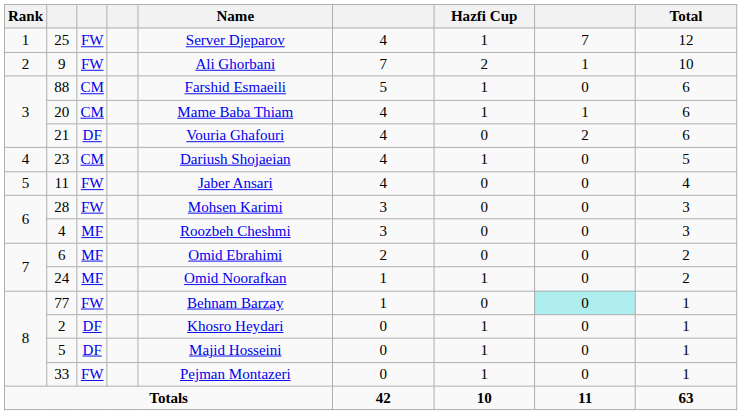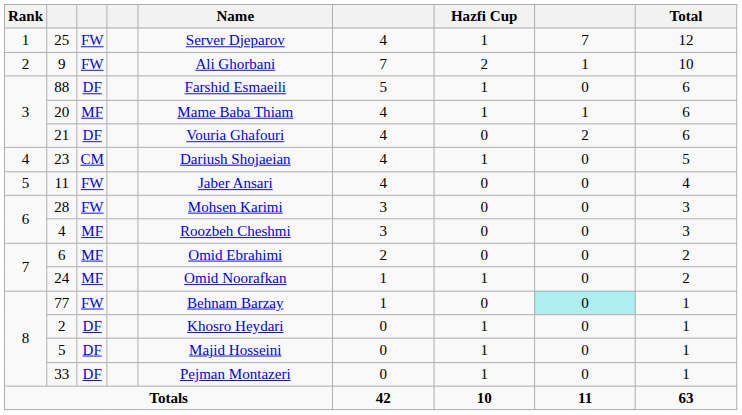(92, 87) CM -> (92, 87) DF
(92, 111) CM -> (92, 111) MF
(92, 374) FW -> (92, 374) DF
